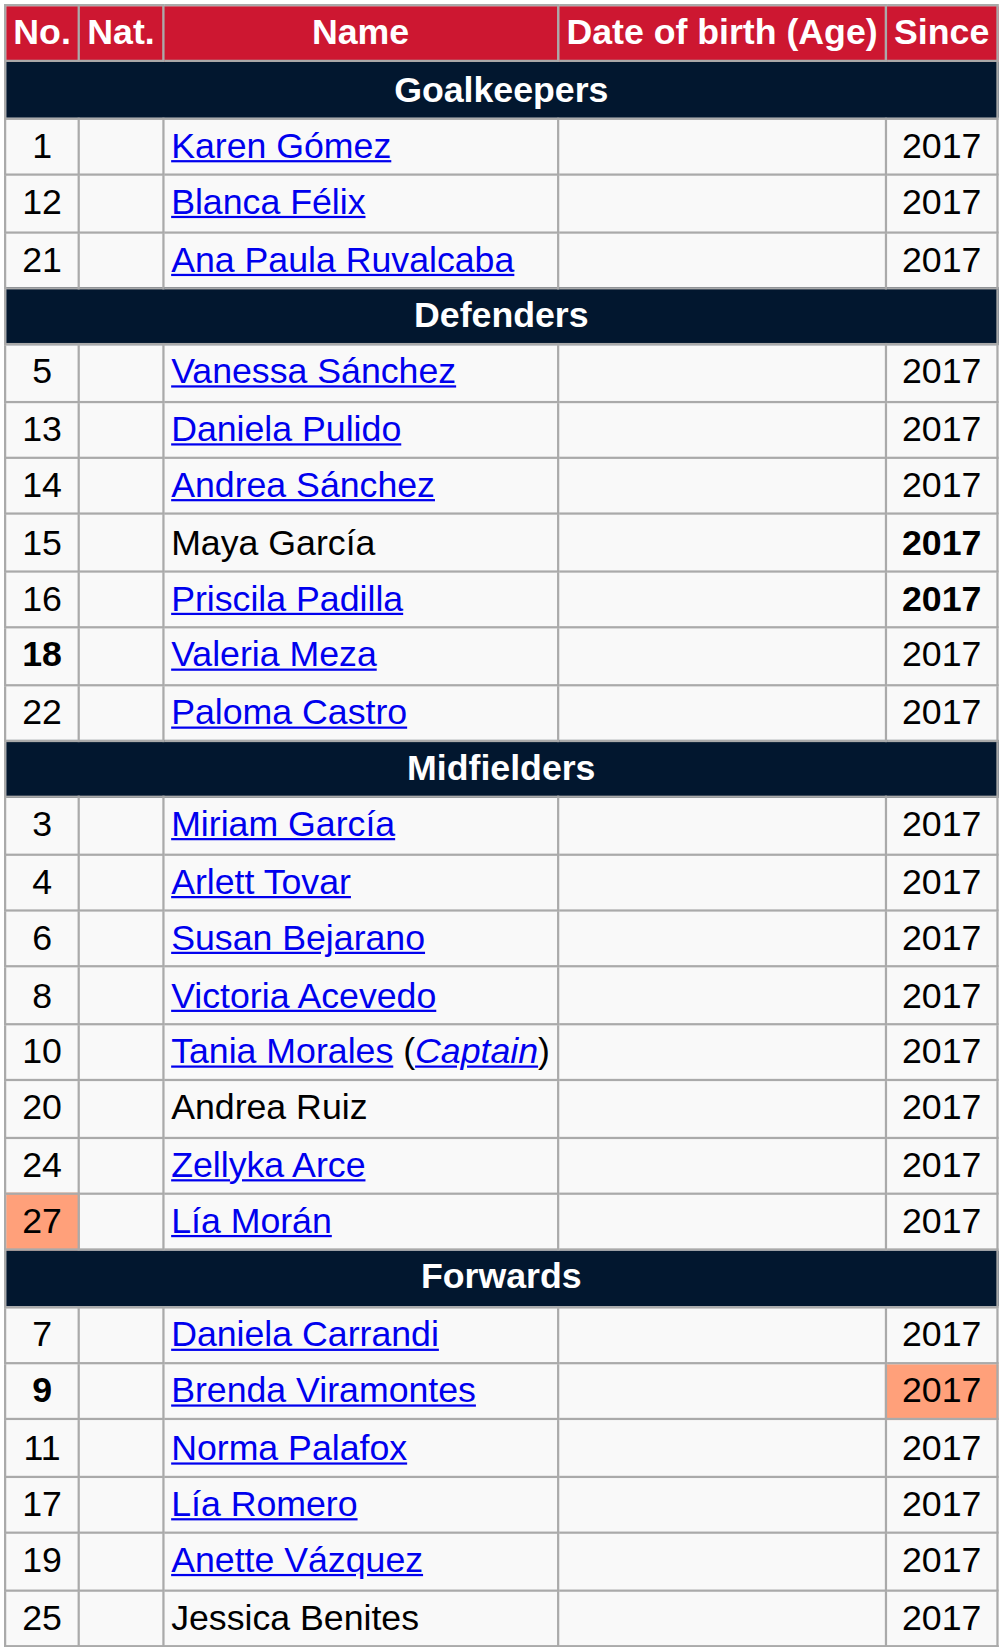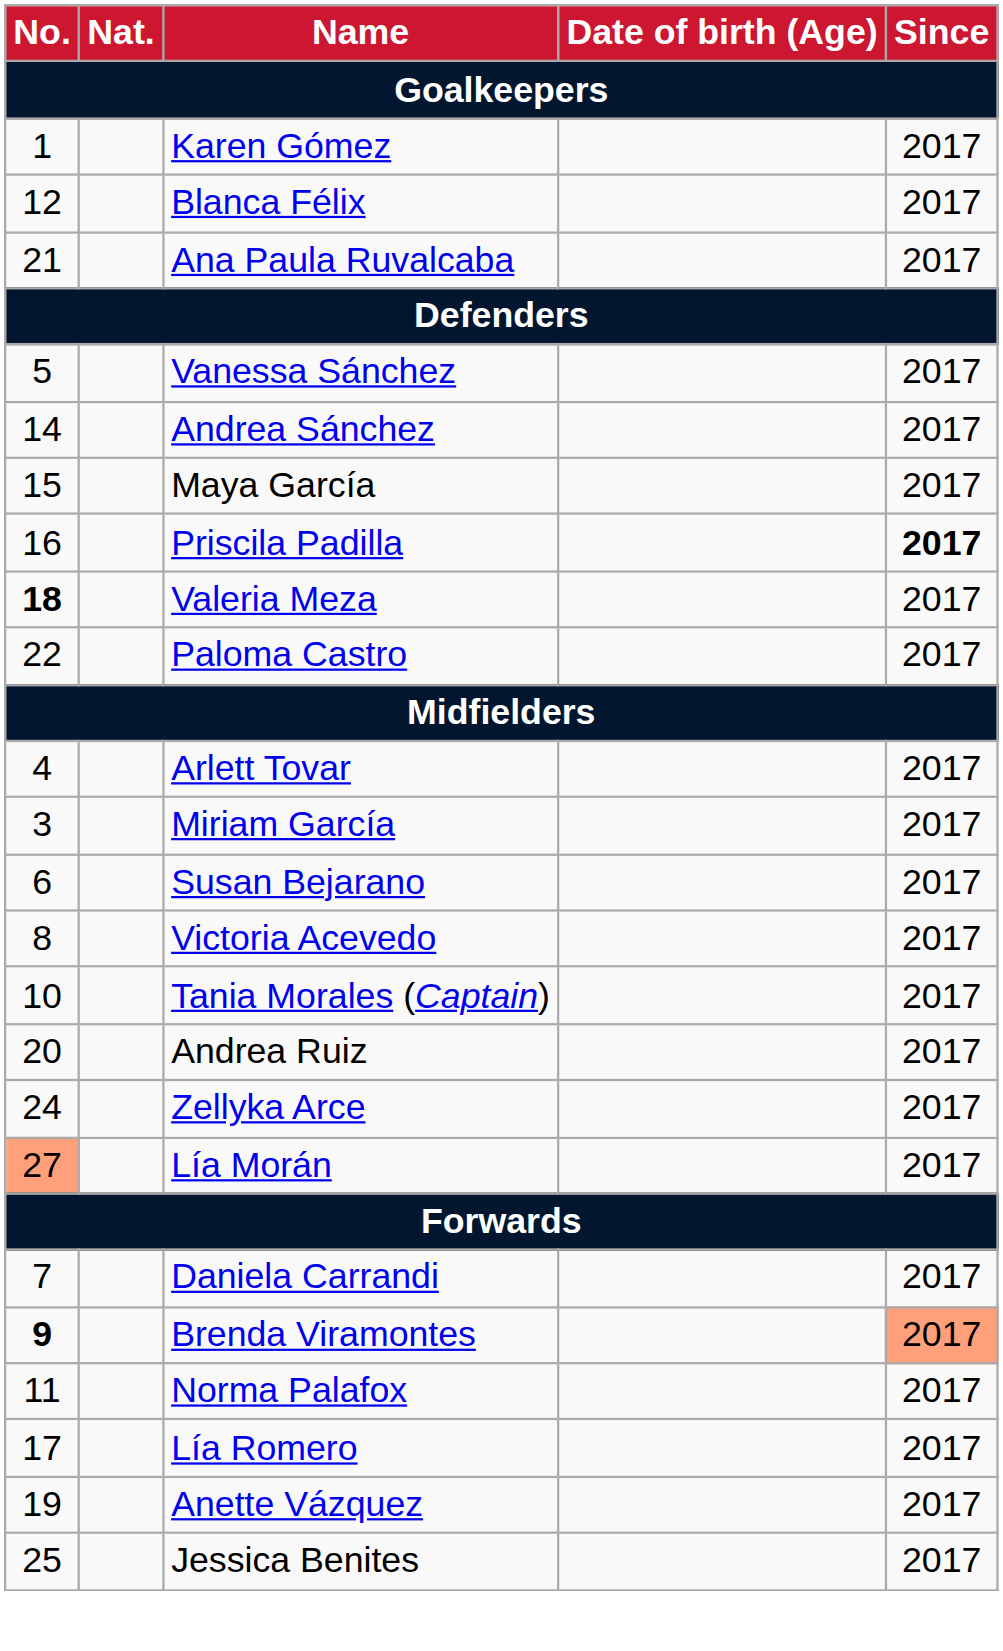- row: (286, 428)
(942, 542) bold -> (942, 485) normal
rows swapped: (283, 825) <-> (261, 881)
